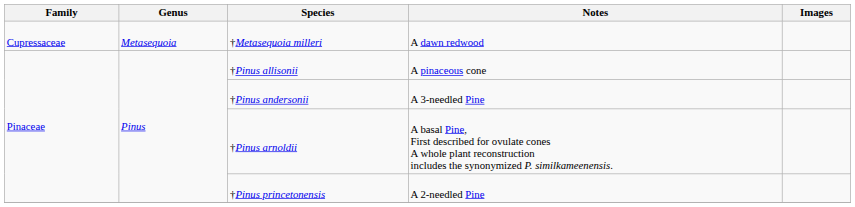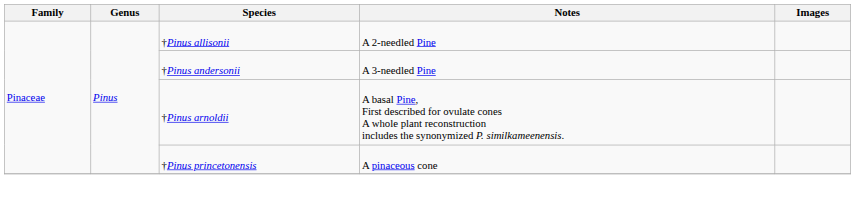- row: (276, 42)
(448, 71) A pinaceous cone -> (399, 42) A 2-needled Pine
(448, 194) A 2-needled Pine -> (400, 165) A pinaceous cone
